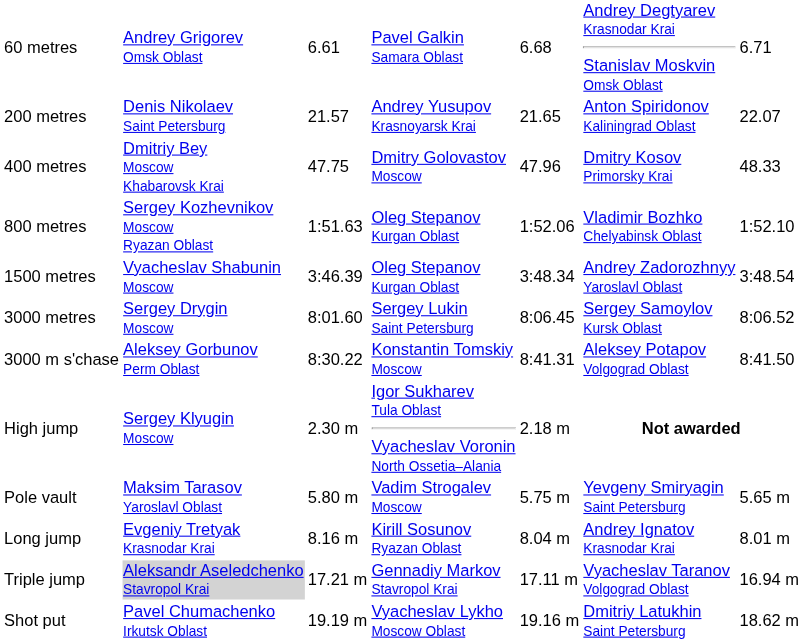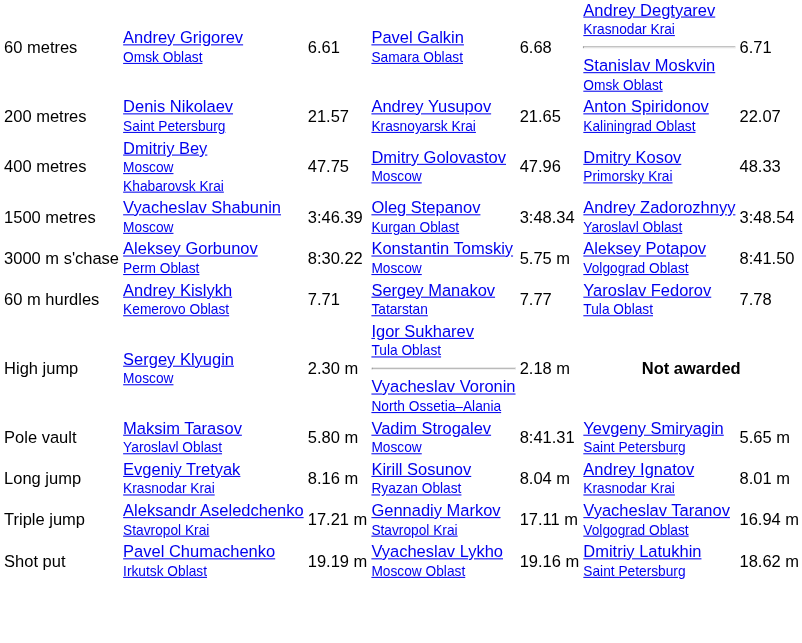- row: (45, 226)
- row: (50, 318)
(547, 359) 8:41.31 -> (545, 258) 5.75 m
+ row: (52, 299)
(545, 497) 5.75 m -> (547, 437) 8:41.31
(213, 579) lightgrey background -> (213, 520) no background
